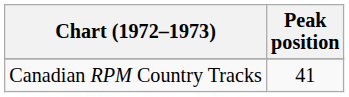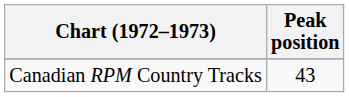(305, 75) 41 -> (305, 75) 43
